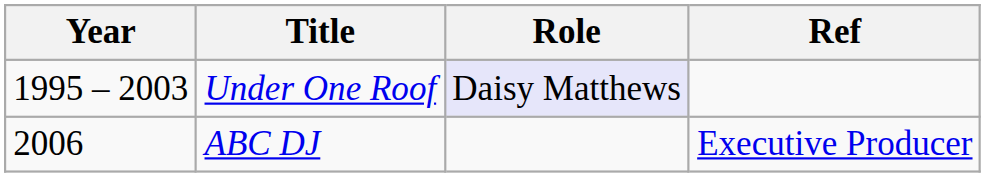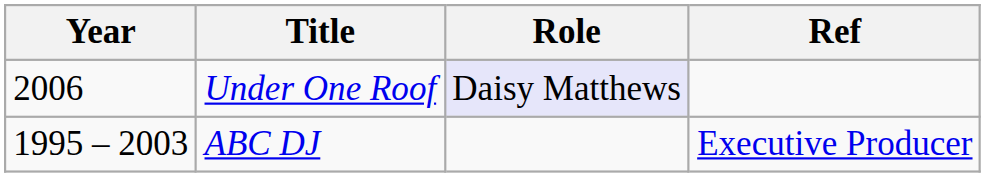(101, 87) 1995 – 2003 -> (48, 87) 2006
(48, 143) 2006 -> (101, 143) 1995 – 2003
